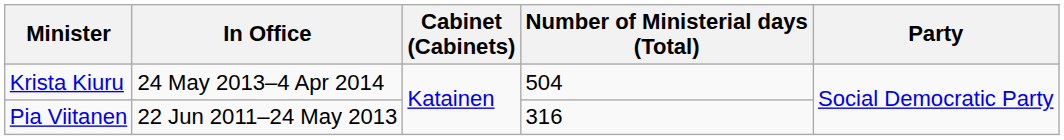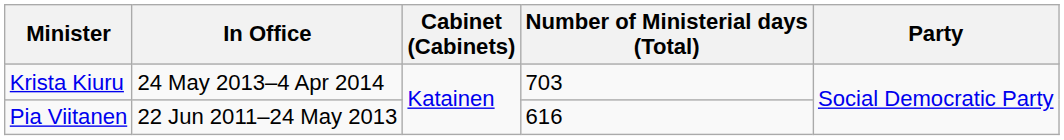(544, 81) 504 -> (544, 81) 703
(544, 116) 316 -> (544, 116) 616
